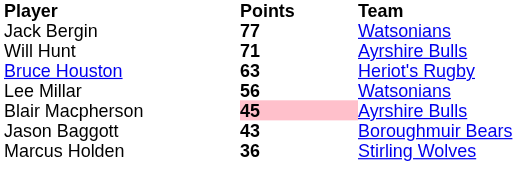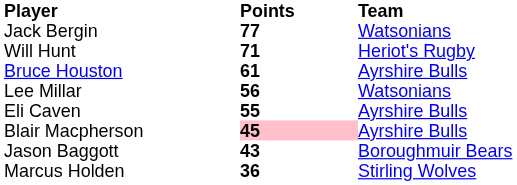(413, 50) Ayrshire Bulls -> (416, 50) Heriot's Rugby
(250, 70) 63 -> (250, 70) 61
(416, 70) Heriot's Rugby -> (413, 70) Ayrshire Bulls
+ row: (42, 110)
